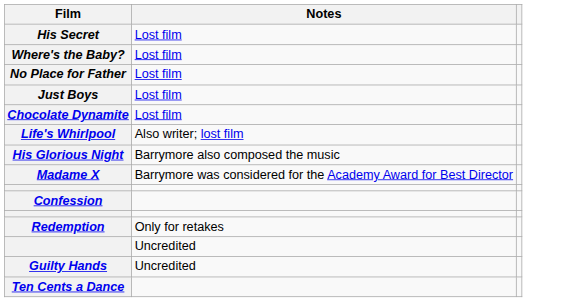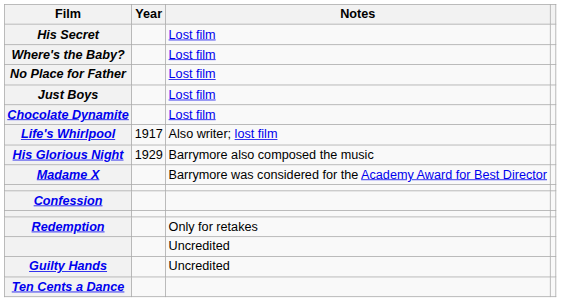+ column: (149, 14)
